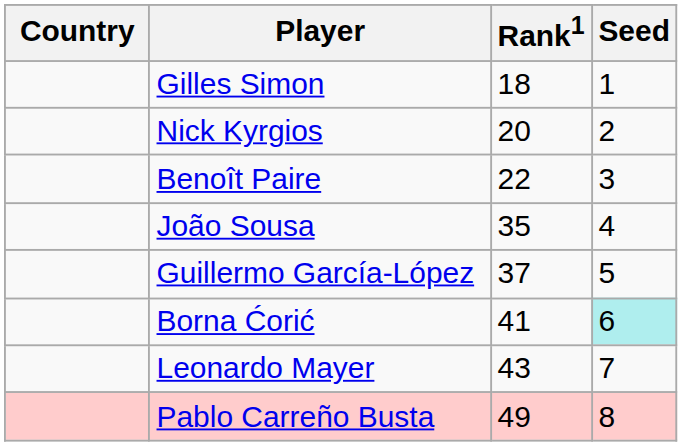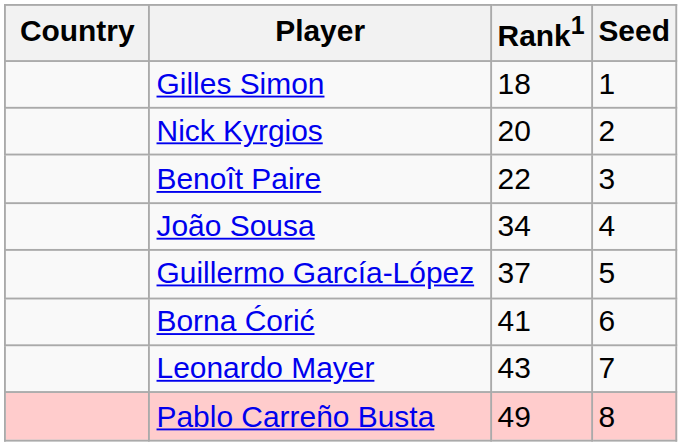(514, 226) 35 -> (514, 226) 34
(607, 321) paleturquoise background -> (607, 321) no background
